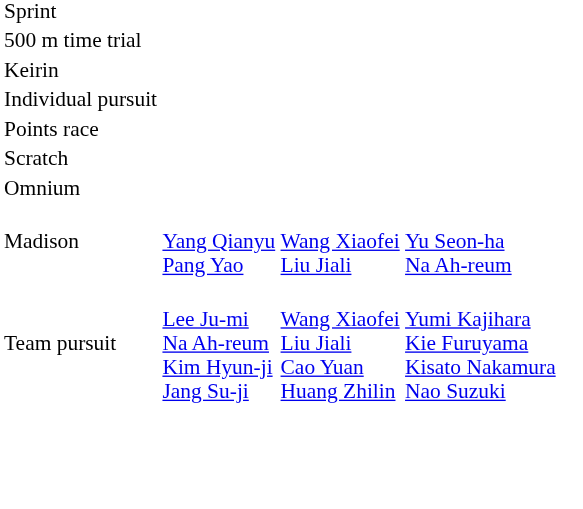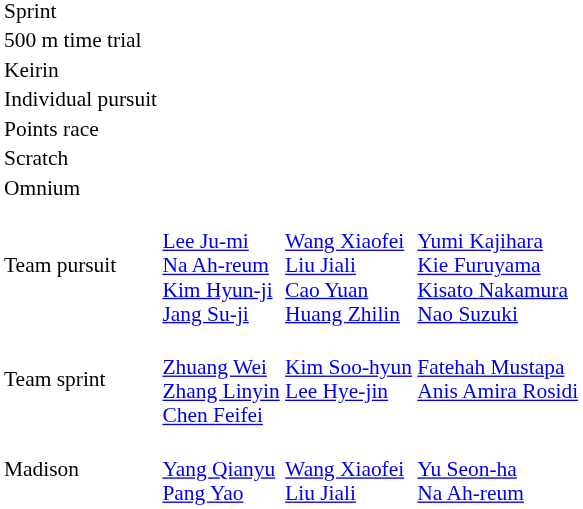rows swapped: (42, 241) <-> (60, 343)
+ row: (55, 379)
